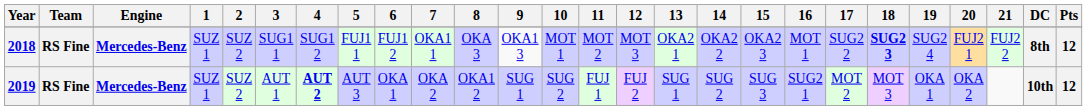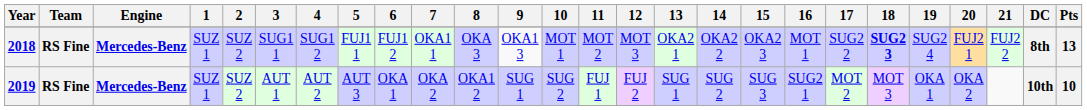(1069, 46) 12 -> (1069, 46) 13
(317, 85) bold -> (317, 85) normal
(1069, 85) 12 -> (1069, 85) 10
